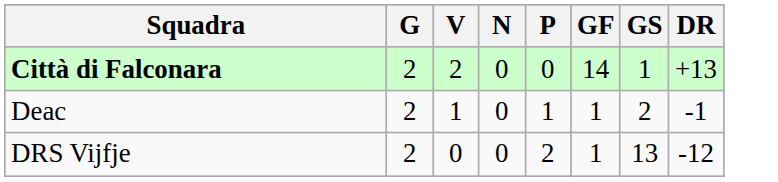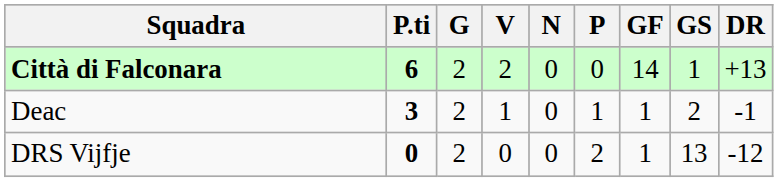+ column: (412, 25)
